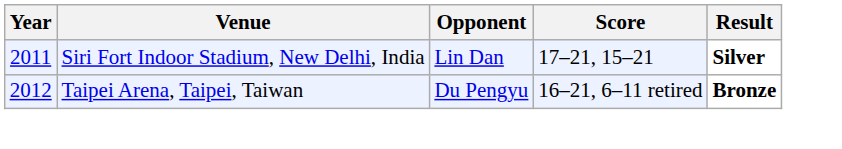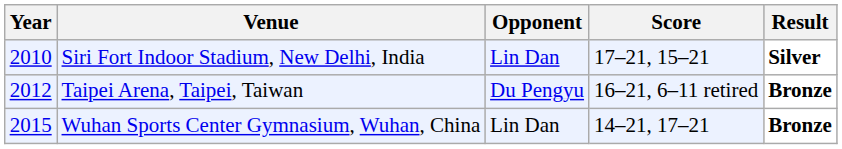(31, 56) 2011 -> (31, 56) 2010
+ row: (271, 126)
